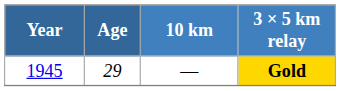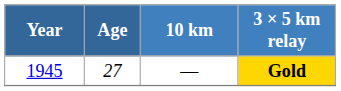(112, 70) 29 -> (112, 70) 27
